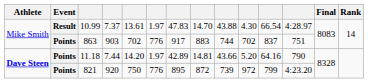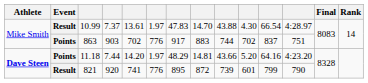(178, 56) 42.89 -> (178, 56) 48.29
(299, 56) 790 -> (299, 56) 4:23.20
(64, 71) Points -> (64, 71) Result
(134, 71) 750 -> (134, 71) 741
(249, 71) 972 -> (249, 71) 601
(299, 71) 4:23.20 -> (299, 71) 790
